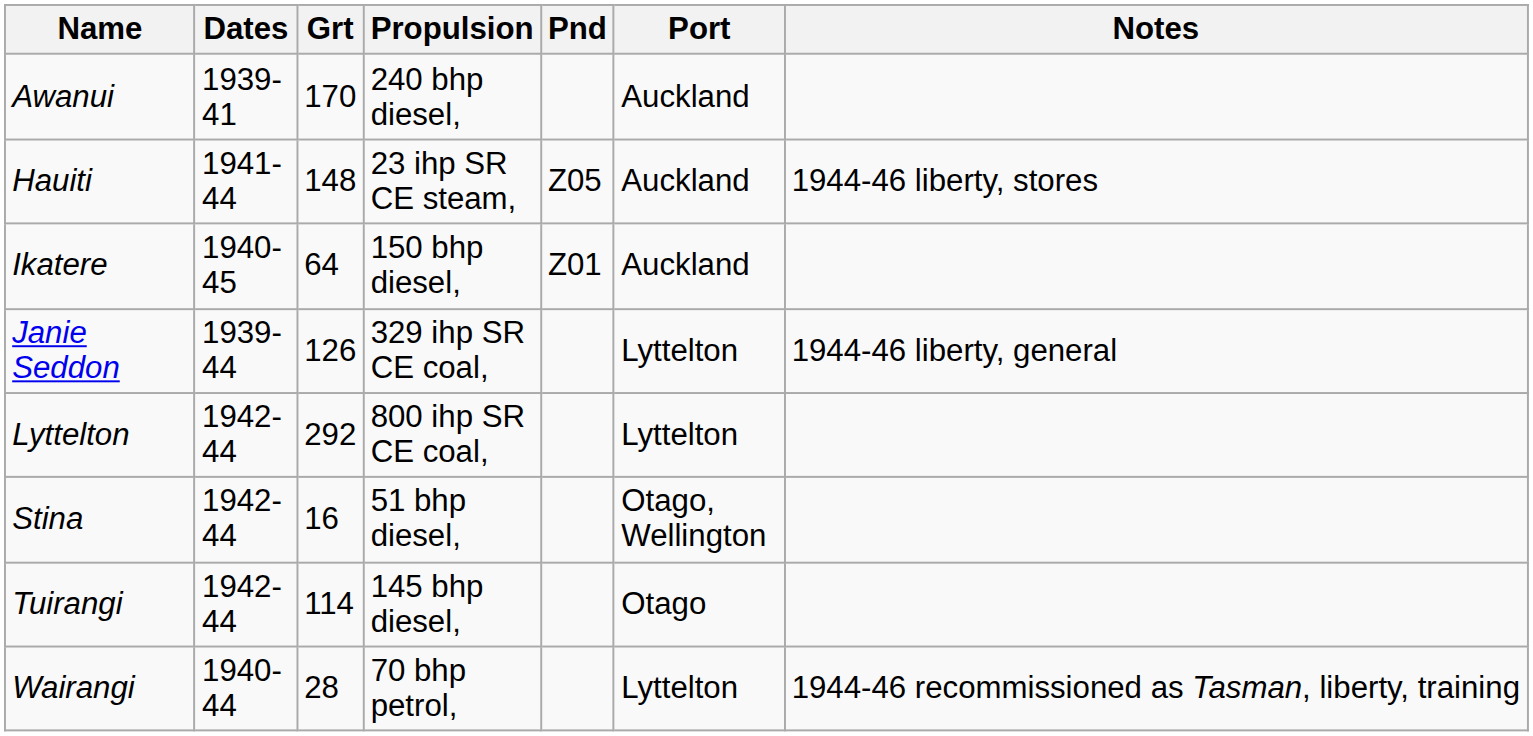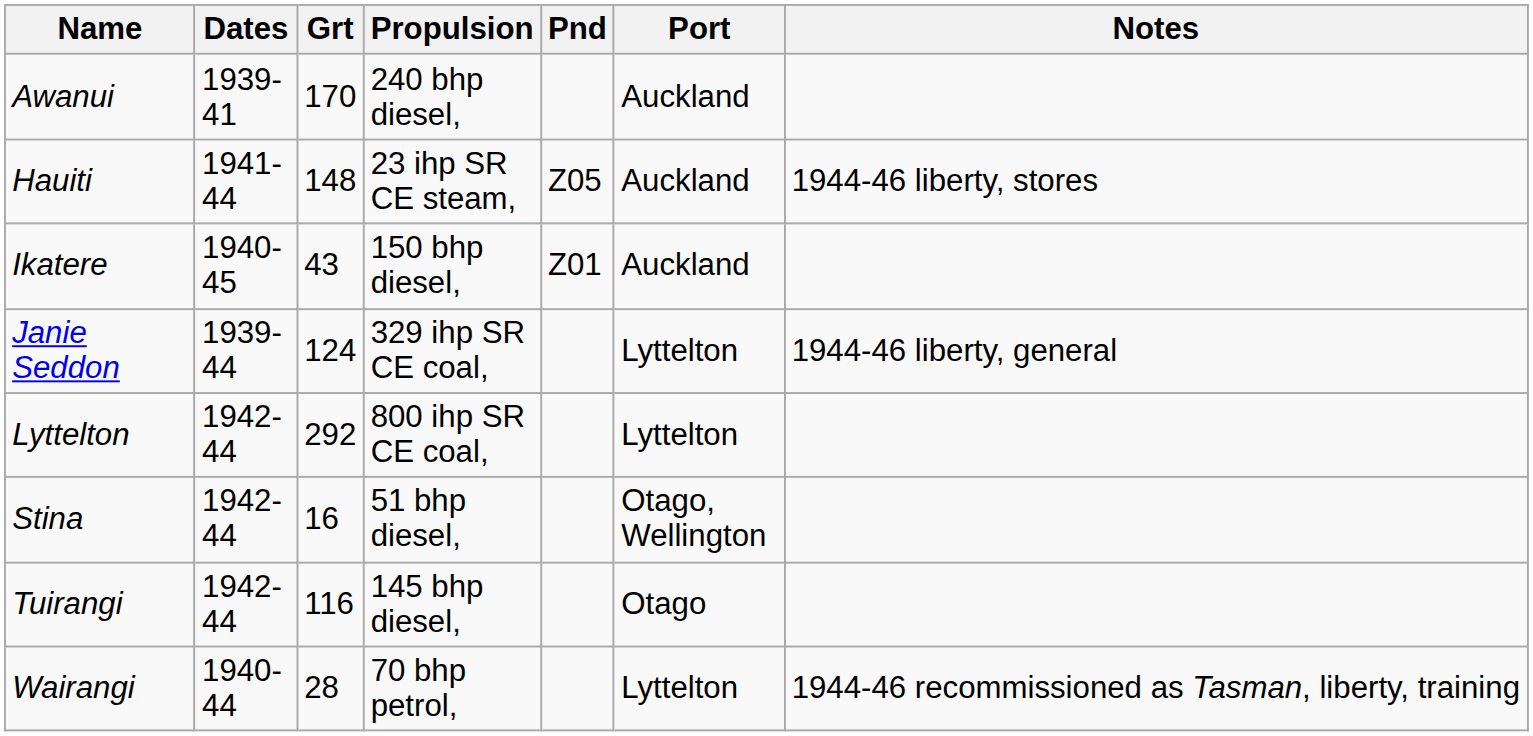(322, 265) 64 -> (322, 265) 43
(330, 350) 126 -> (330, 350) 124
(329, 603) 114 -> (329, 603) 116
